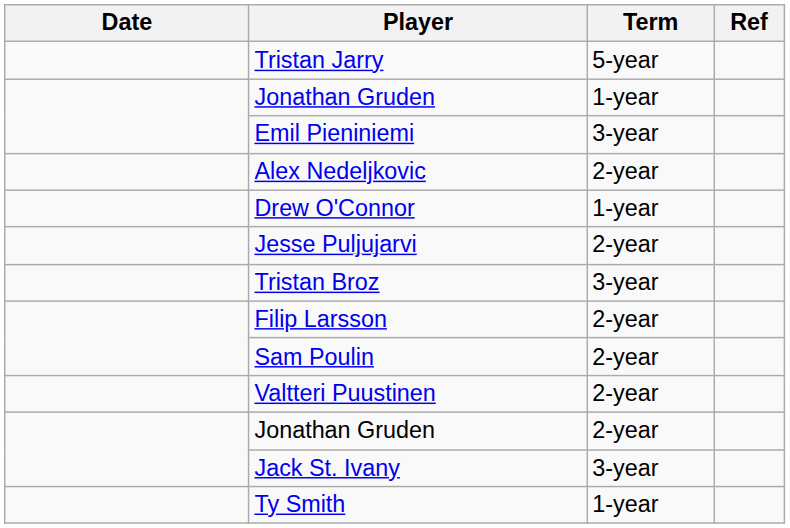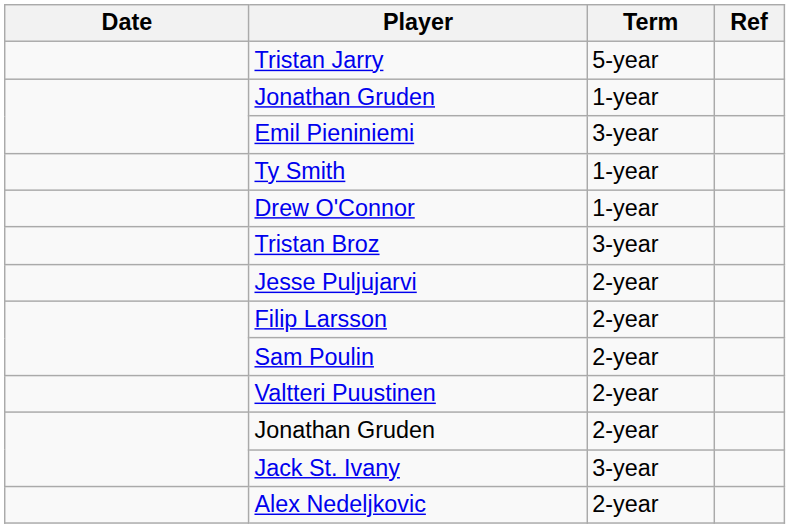rows swapped: (300, 504) <-> (340, 171)
rows swapped: (336, 245) <-> (317, 282)
